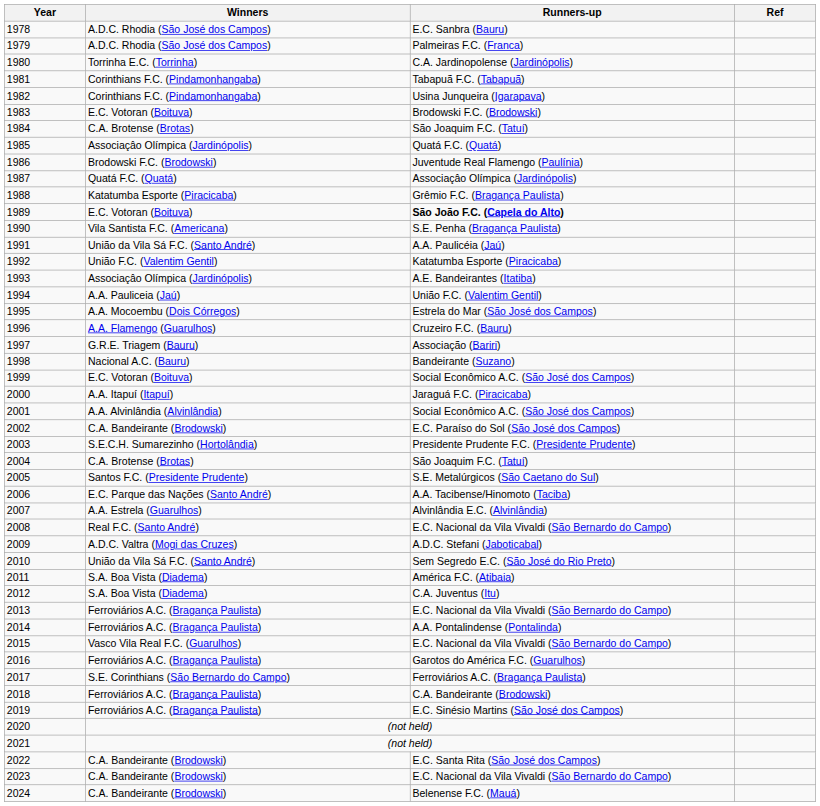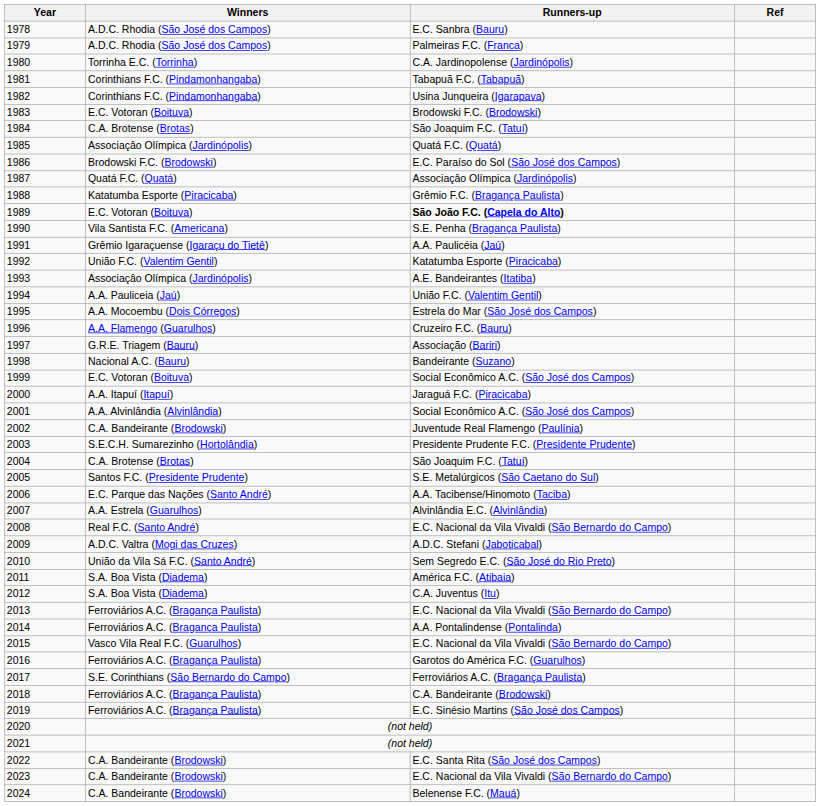(498, 163) Juventude Real Flamengo (Paulínia) -> (516, 163) E.C. Paraíso do Sol (São José dos Campos)
(172, 246) União da Vila Sá F.C. (Santo André) -> (178, 246) Grêmio Igaraçuense (Igaraçu do Tietê)
(516, 428) E.C. Paraíso do Sol (São José dos Campos) -> (498, 428) Juventude Real Flamengo (Paulínia)
